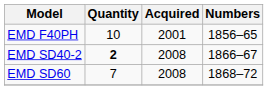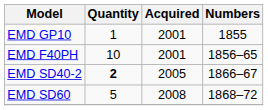+ row: (39, 34)
(172, 54) 2008 -> (172, 74) 2005
(113, 74) 7 -> (113, 94) 5
